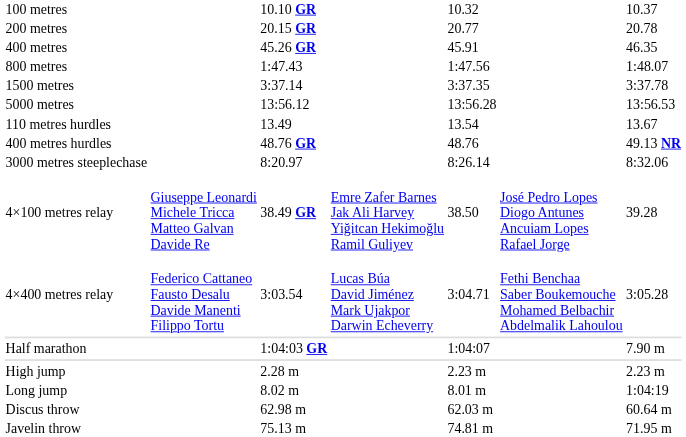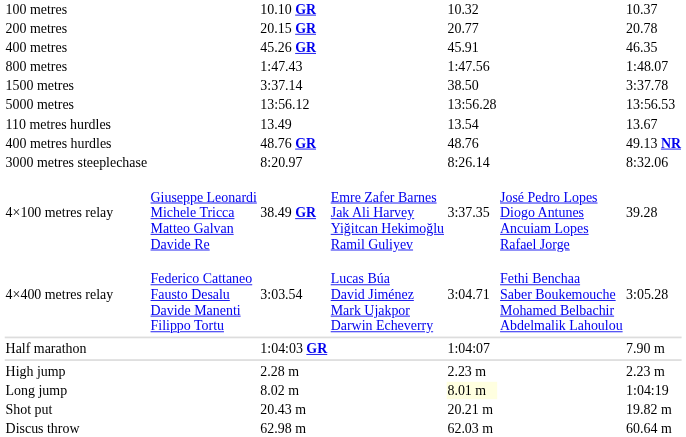(469, 86) 3:37.35 -> (463, 86) 38.50
(463, 213) 38.50 -> (469, 213) 3:37.35
(467, 390) no background -> (467, 390) lightyellow background
+ row: (29, 409)
- row: (43, 428)
